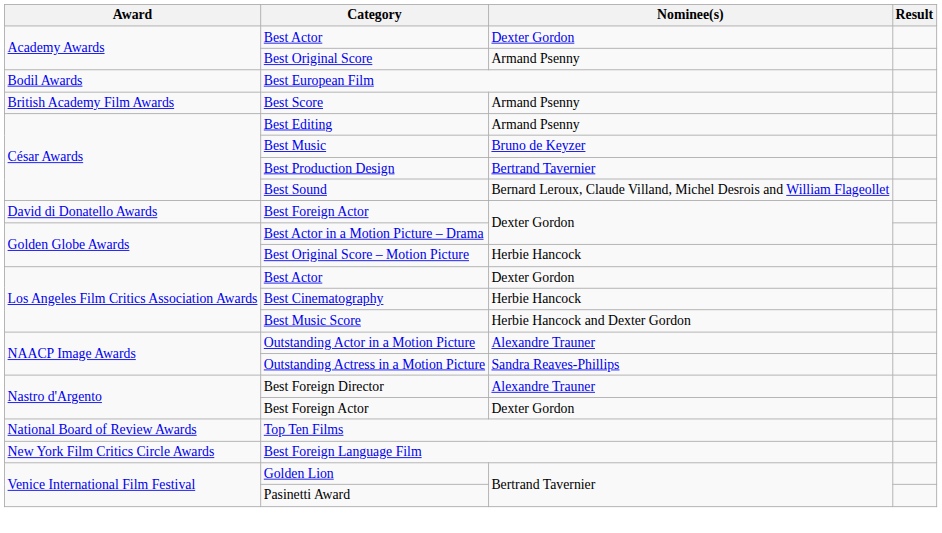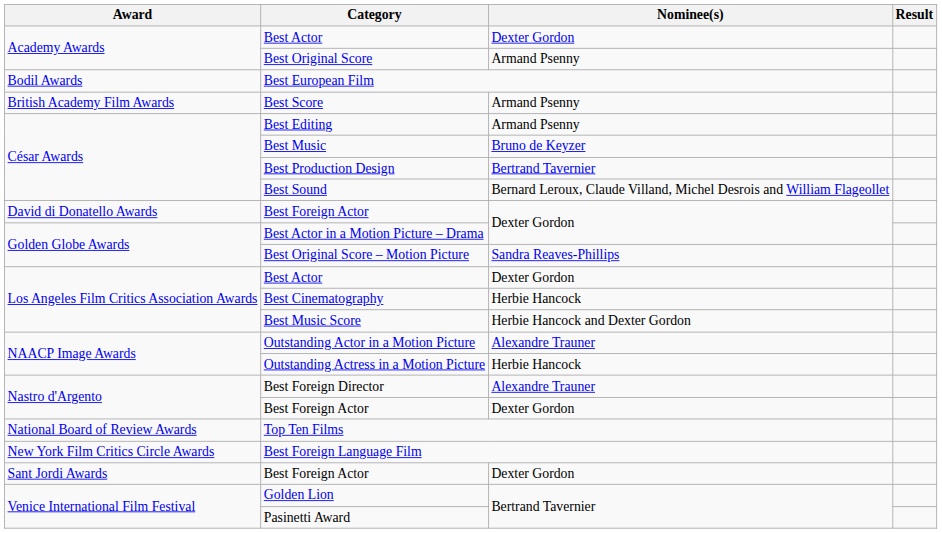(536, 255) Herbie Hancock -> (555, 255) Sandra Reaves-Phillips
(555, 364) Sandra Reaves-Phillips -> (536, 364) Herbie Hancock
+ row: (57, 473)
